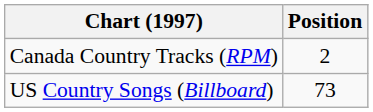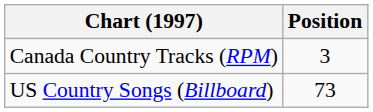(325, 55) 2 -> (325, 55) 3
